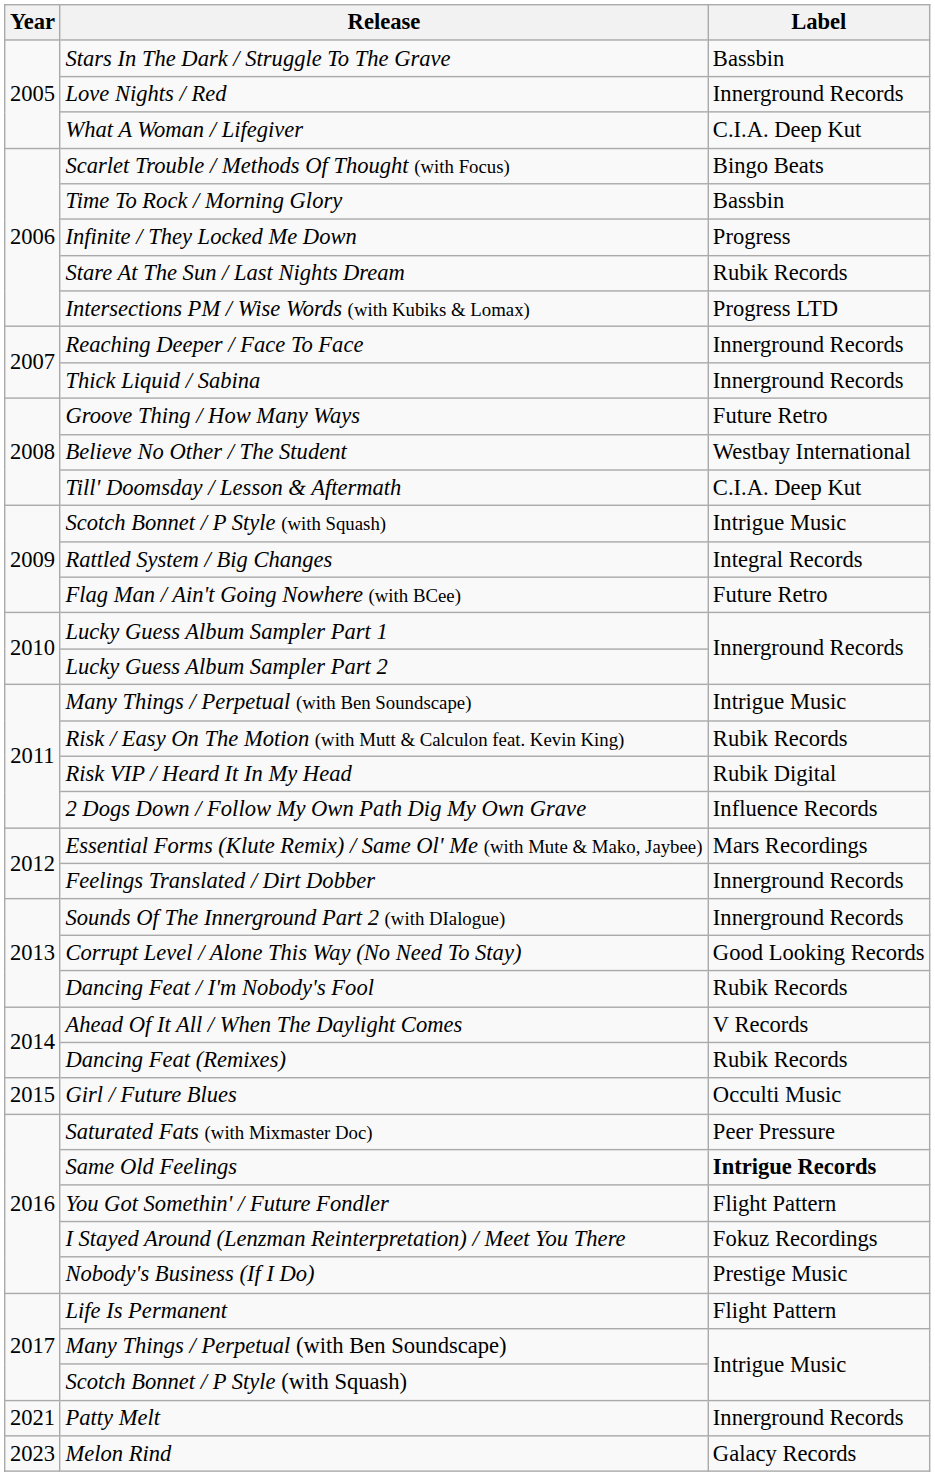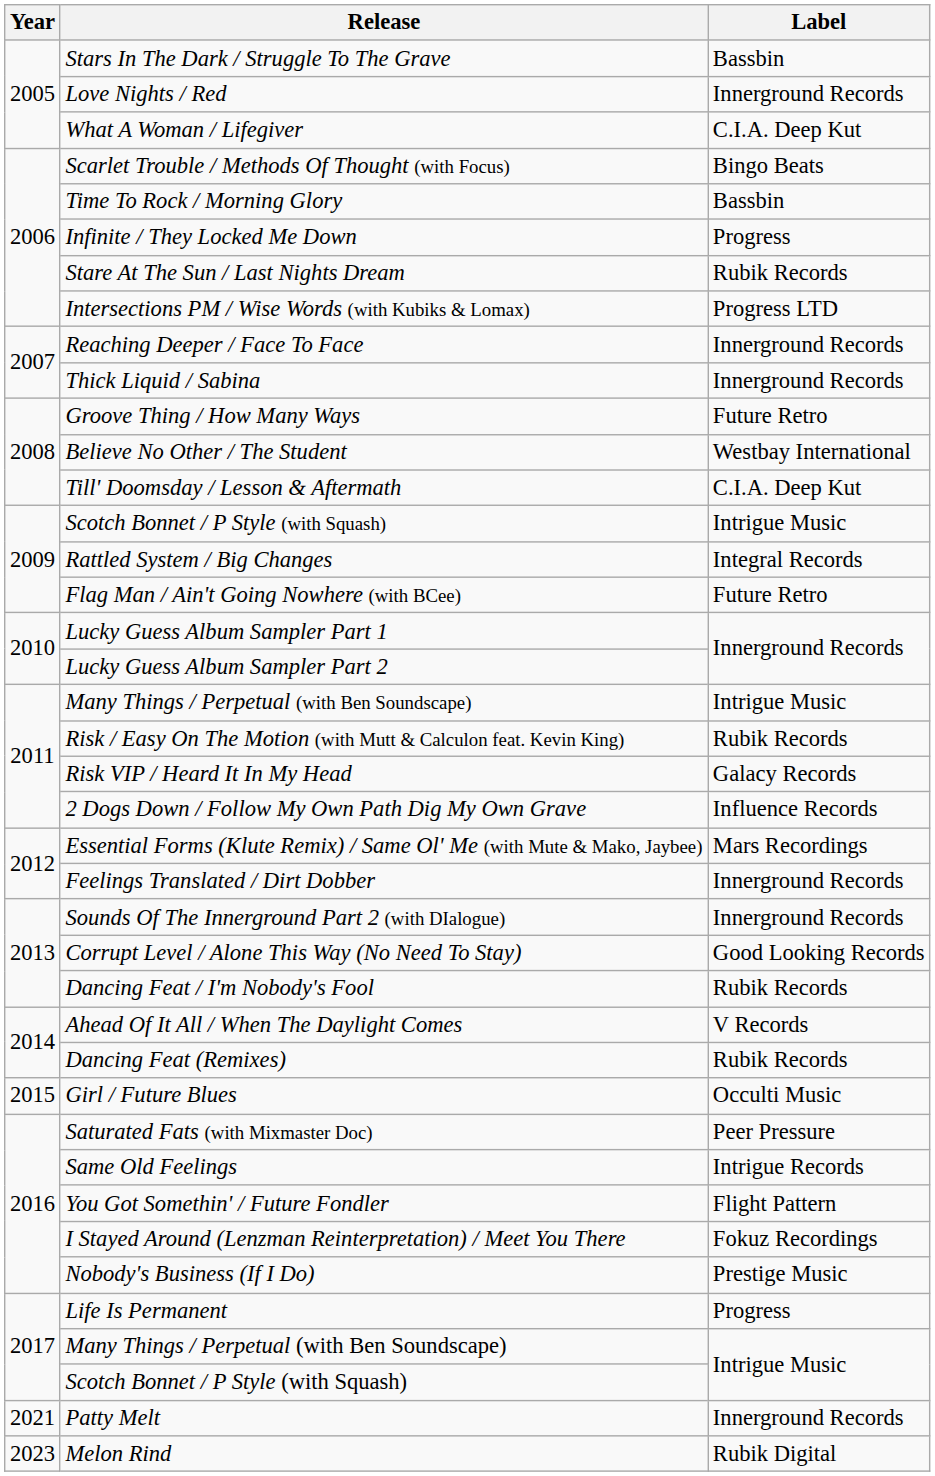(775, 773) Rubik Digital -> (785, 773) Galacy Records
(795, 1167) bold -> (788, 1167) normal
(775, 1310) Flight Pattern -> (752, 1310) Progress
(785, 1453) Galacy Records -> (775, 1453) Rubik Digital
